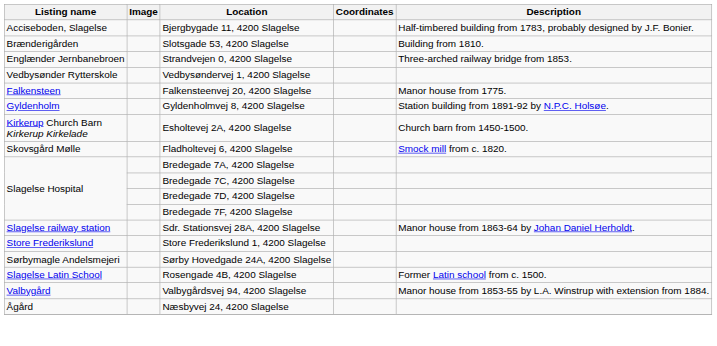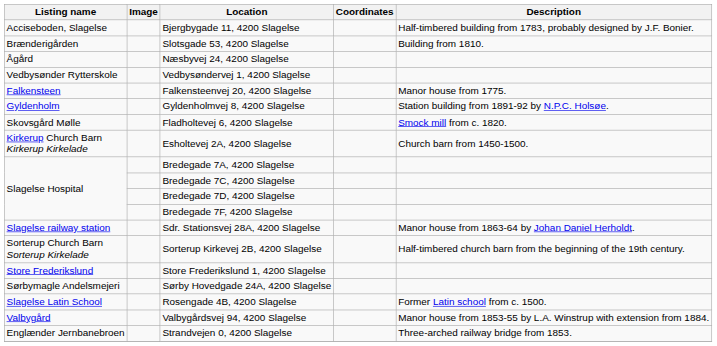rows swapped: (227, 59) <-> (226, 306)
rows swapped: (227, 128) <-> (228, 149)
+ row: (242, 249)
